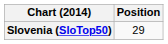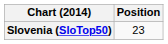(138, 30) 29 -> (138, 30) 23
